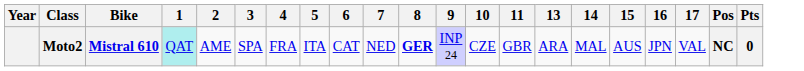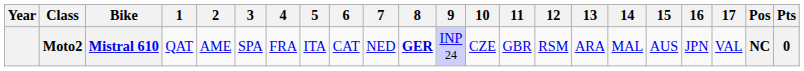+ column: (553, 15)
(179, 46) paleturquoise background -> (179, 46) no background
